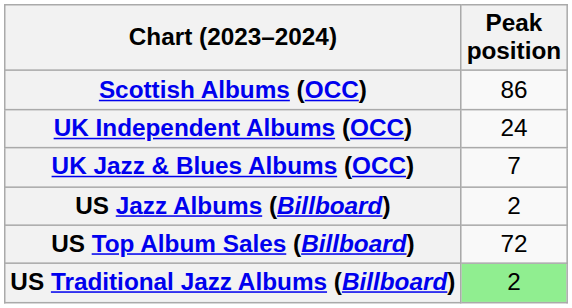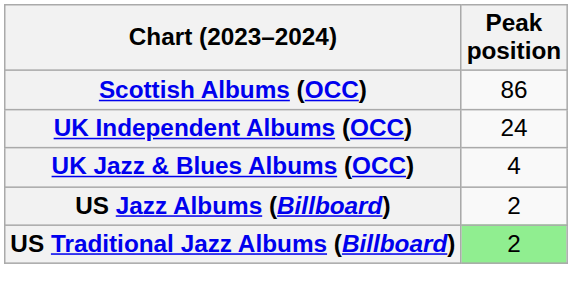(514, 166) 7 -> (514, 166) 4
- row: (233, 243)
